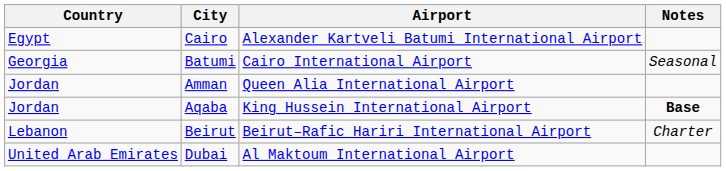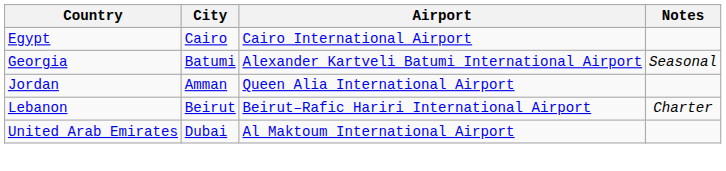(442, 39) Alexander Kartveli Batumi International Airport -> (357, 39) Cairo International Airport
(357, 62) Cairo International Airport -> (442, 62) Alexander Kartveli Batumi International Airport
- row: (206, 108)
